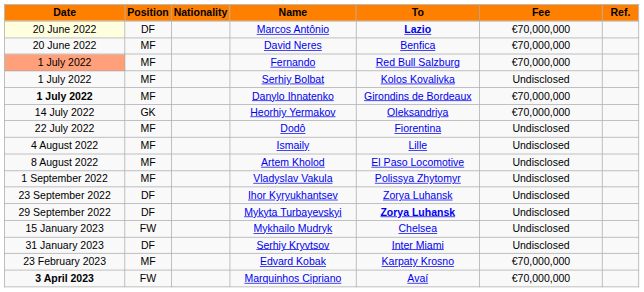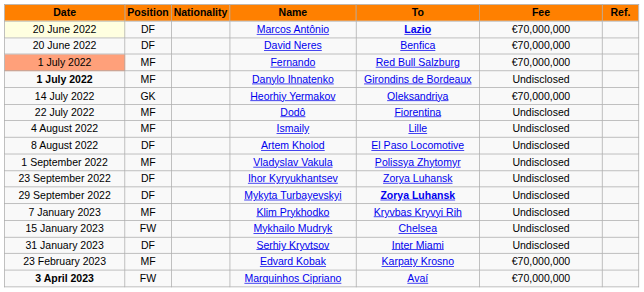(148, 46) MF -> (148, 46) DF
- row: (293, 79)
(541, 96) €70,000,000 -> (541, 79) Undisclosed
(148, 163) MF -> (148, 146) DF
+ row: (293, 212)
